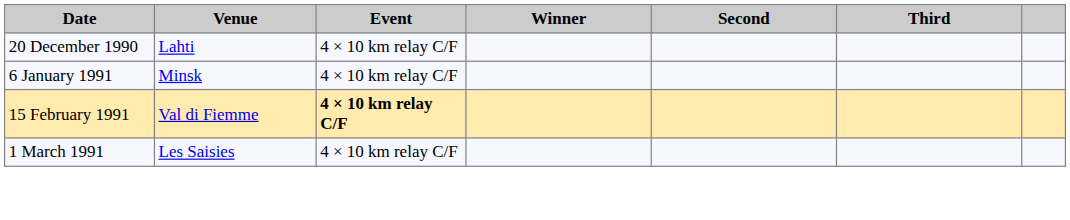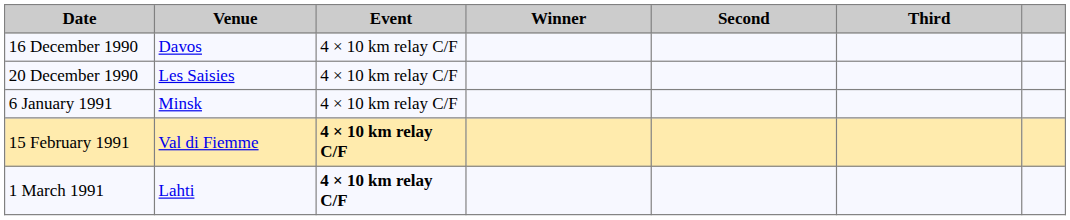+ row: (73, 46)
(177, 46) Lahti -> (197, 75) Les Saisies
(197, 151) Les Saisies -> (177, 190) Lahti
(389, 151) normal -> (376, 190) bold
